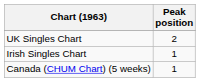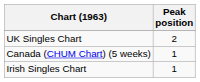rows swapped: (46, 54) <-> (79, 69)
